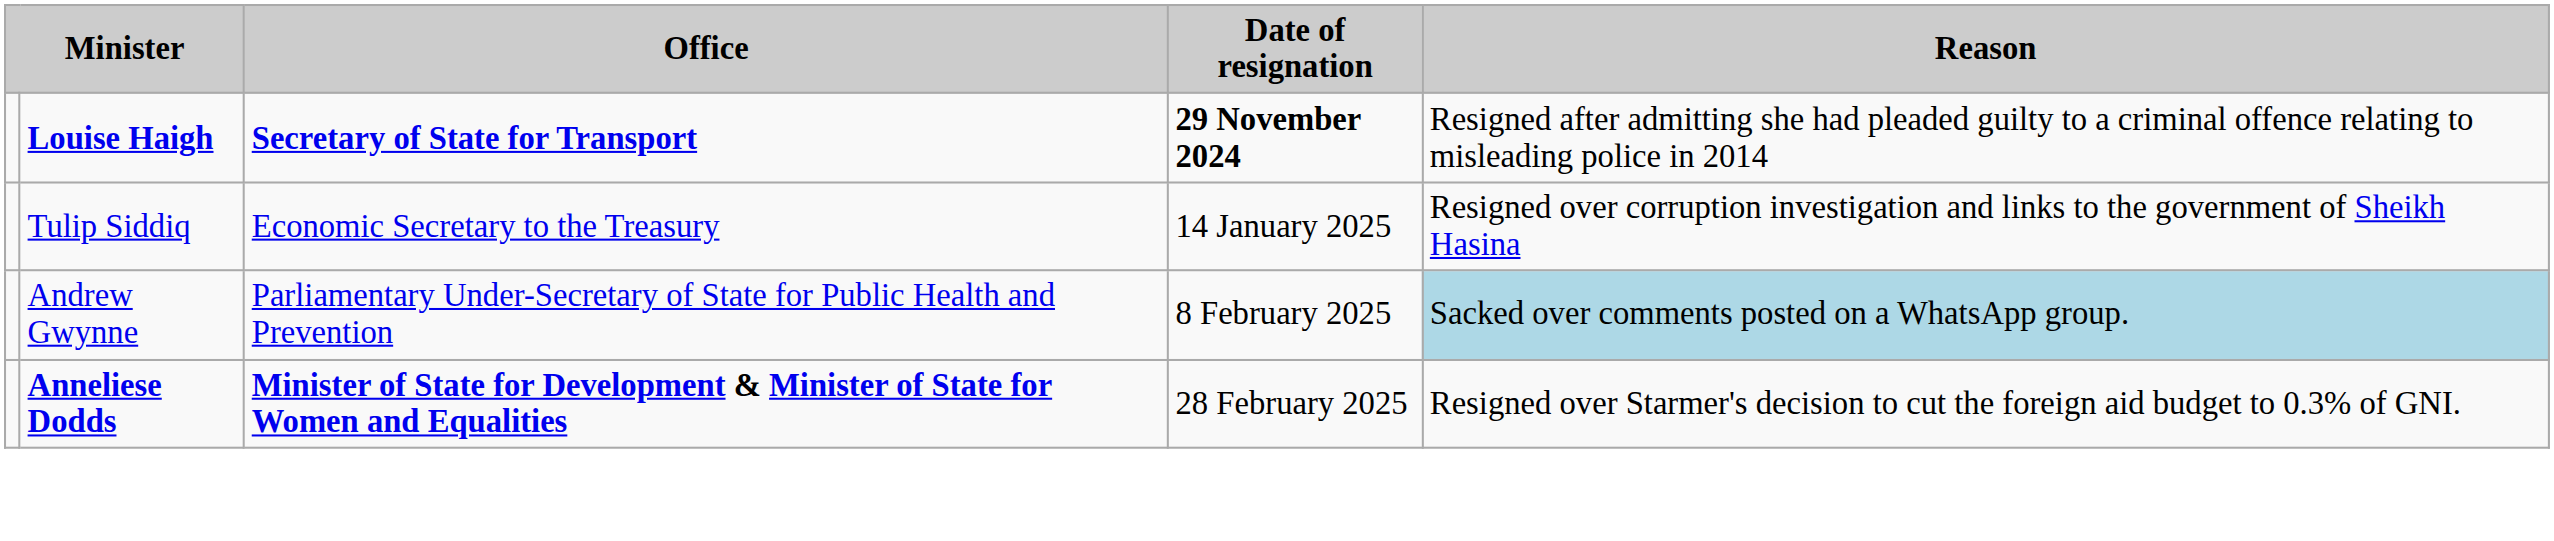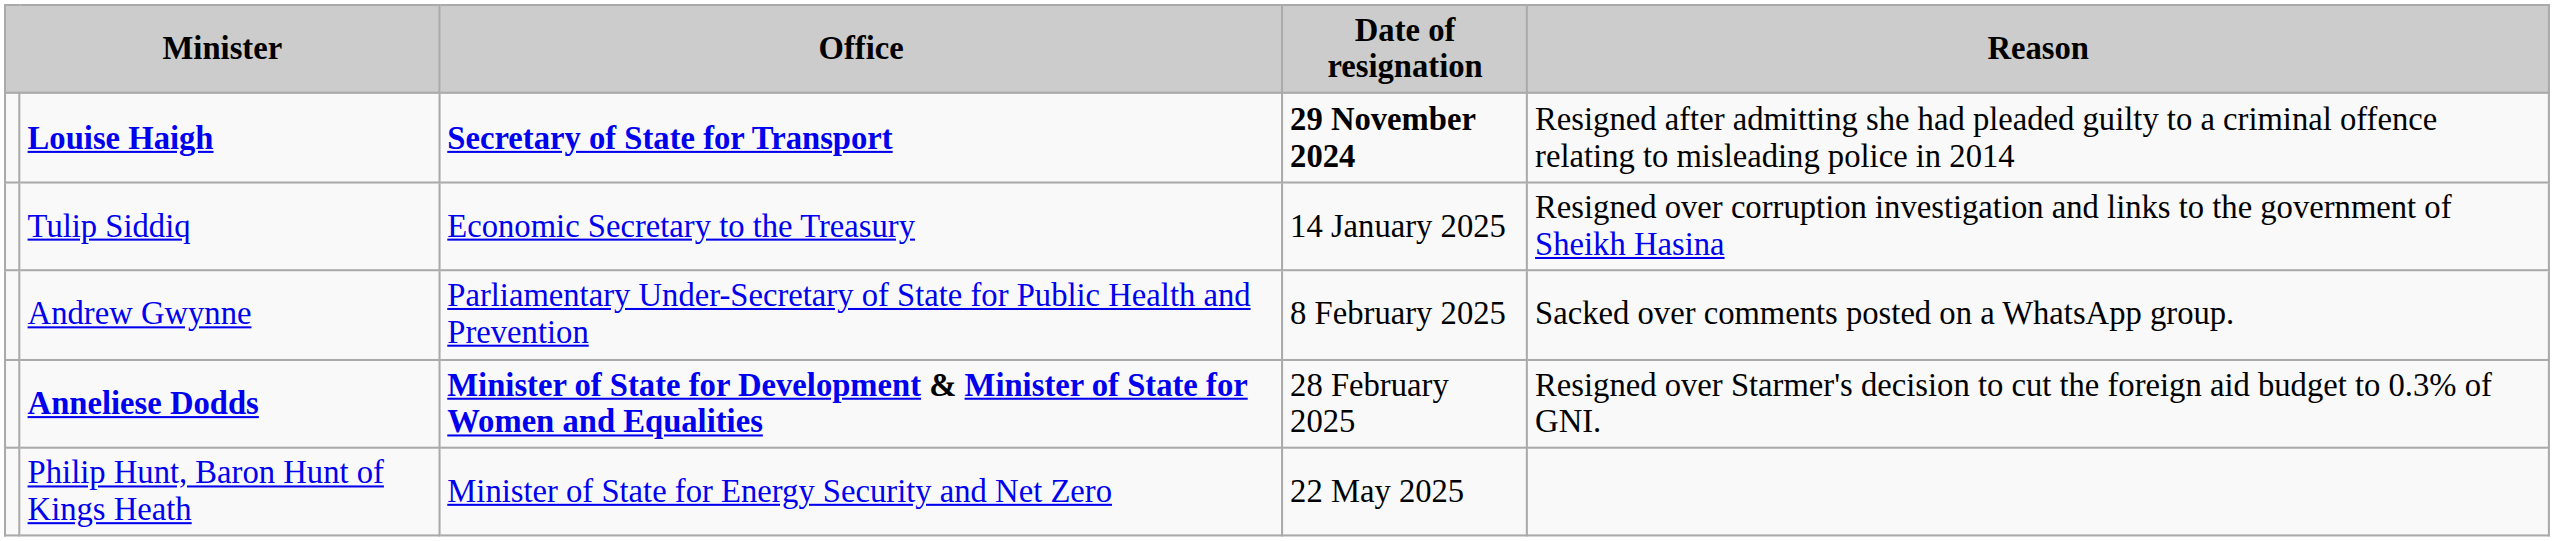(1779, 314) lightblue background -> (1885, 314) no background
+ row: (206, 491)
